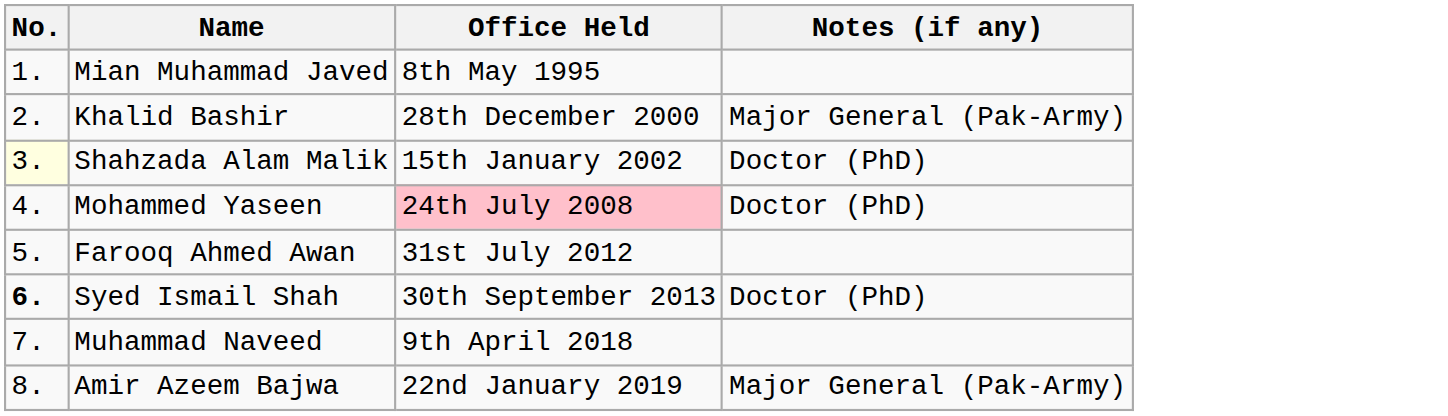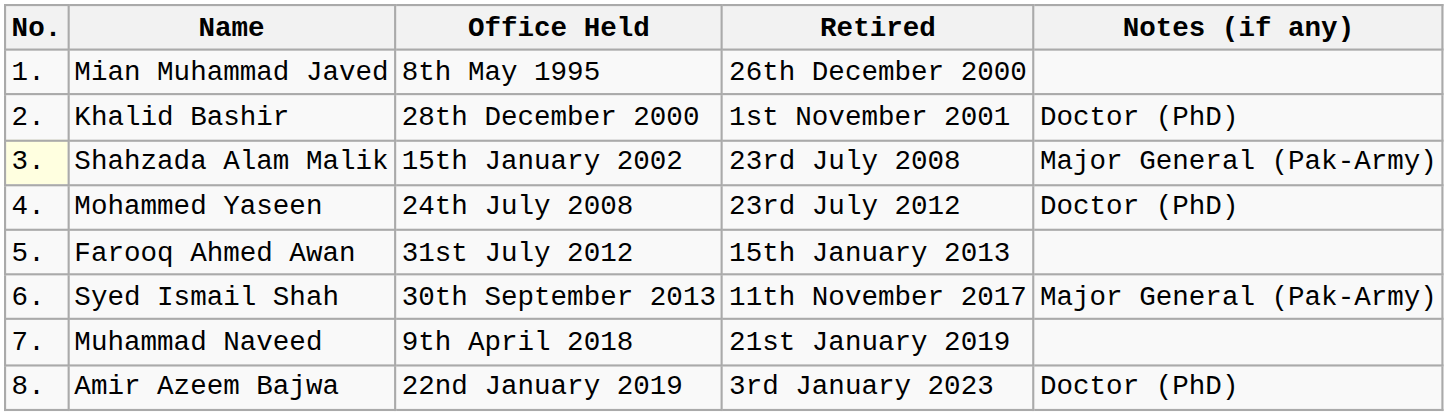+ column: (878, 28)
(928, 117) Major General (Pak-Army) -> (1139, 117) Doctor (PhD)
(828, 162) Doctor (PhD) -> (1238, 162) Major General (Pak-Army)
(518, 207) pink background -> (518, 207) no background
(28, 297) bold -> (28, 297) normal
(828, 297) Doctor (PhD) -> (1238, 297) Major General (Pak-Army)
(928, 387) Major General (Pak-Army) -> (1139, 387) Doctor (PhD)
